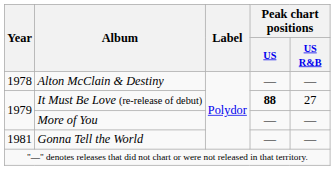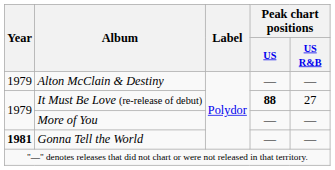(20, 81) 1978 -> (20, 81) 1979
(20, 139) normal -> (20, 139) bold
